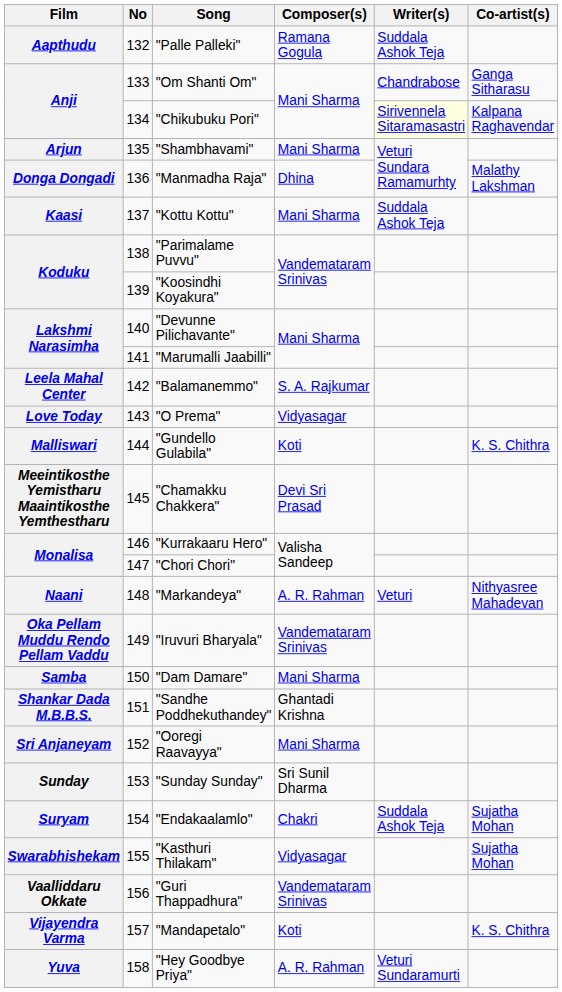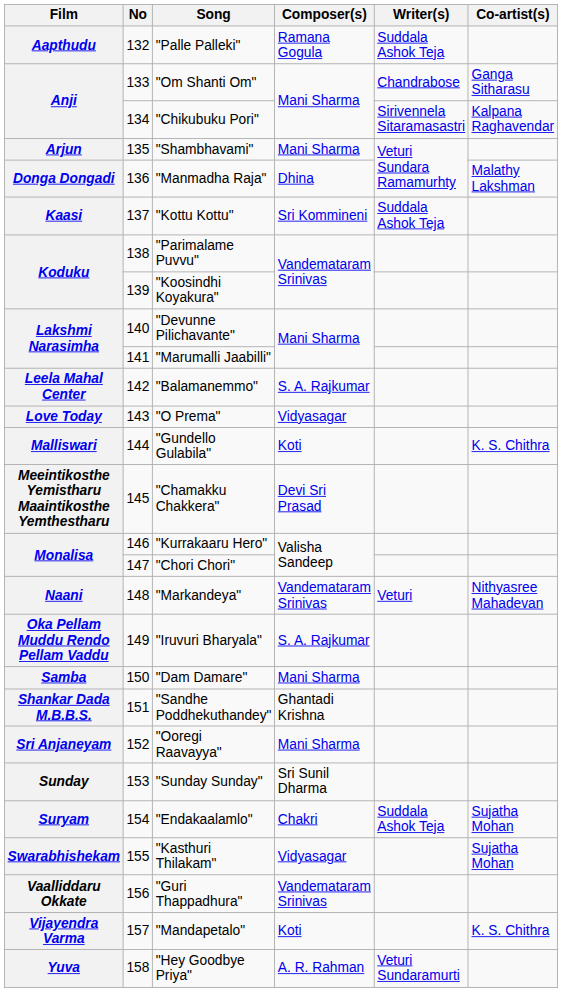(421, 119) lightyellow background -> (421, 119) no background
(319, 216) Mani Sharma -> (323, 216) Sri Kommineni
(321, 595) A. R. Rahman -> (324, 595) Vandemataram Srinivas
(324, 640) Vandemataram Srinivas -> (324, 640) S. A. Rajkumar
